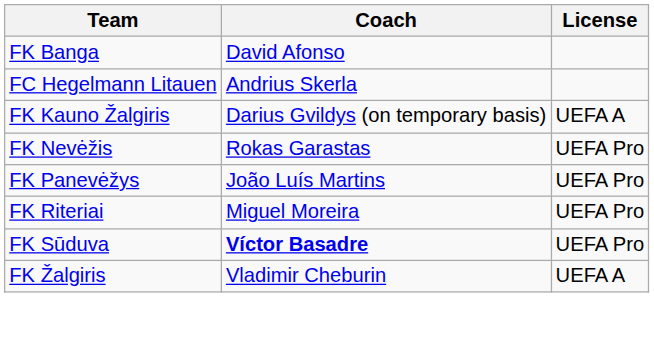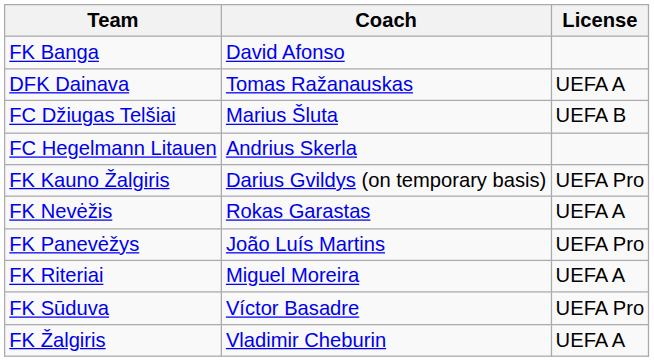+ row: (69, 84)
+ row: (93, 116)
(590, 116) UEFA A -> (600, 180) UEFA Pro
(600, 148) UEFA Pro -> (590, 212) UEFA A
(600, 212) UEFA Pro -> (590, 276) UEFA A
(297, 244) bold -> (293, 308) normal
